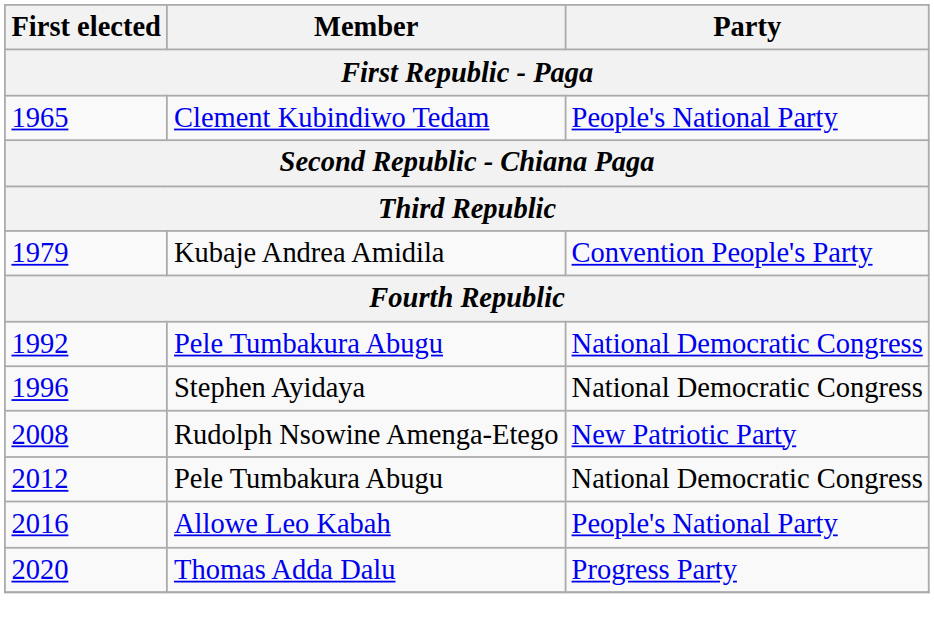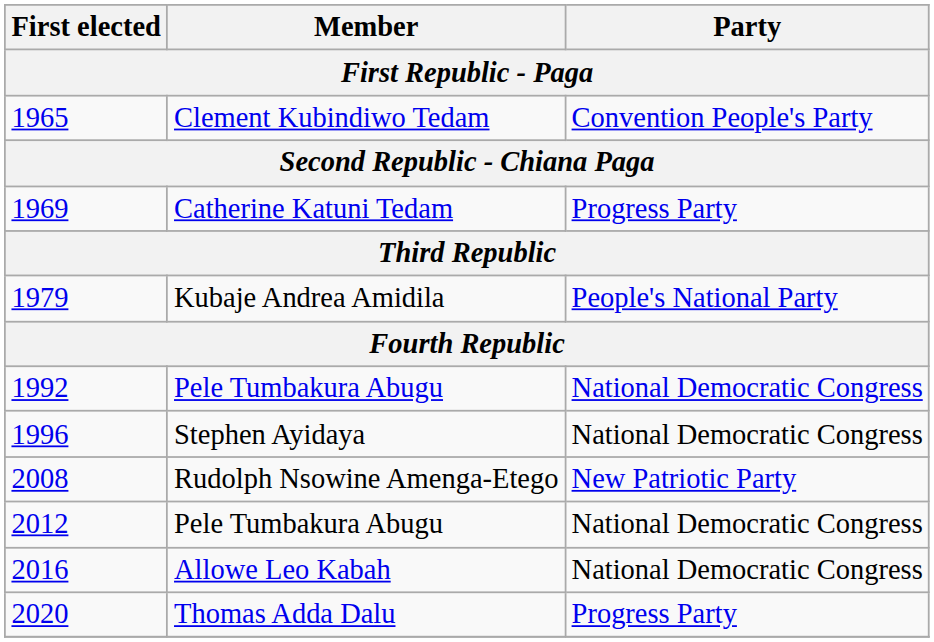(705, 117) People's National Party -> (722, 117) Convention People's Party
+ row: (40, 207)
(722, 252) Convention People's Party -> (705, 298) People's National Party
(705, 523) People's National Party -> (747, 569) National Democratic Congress
